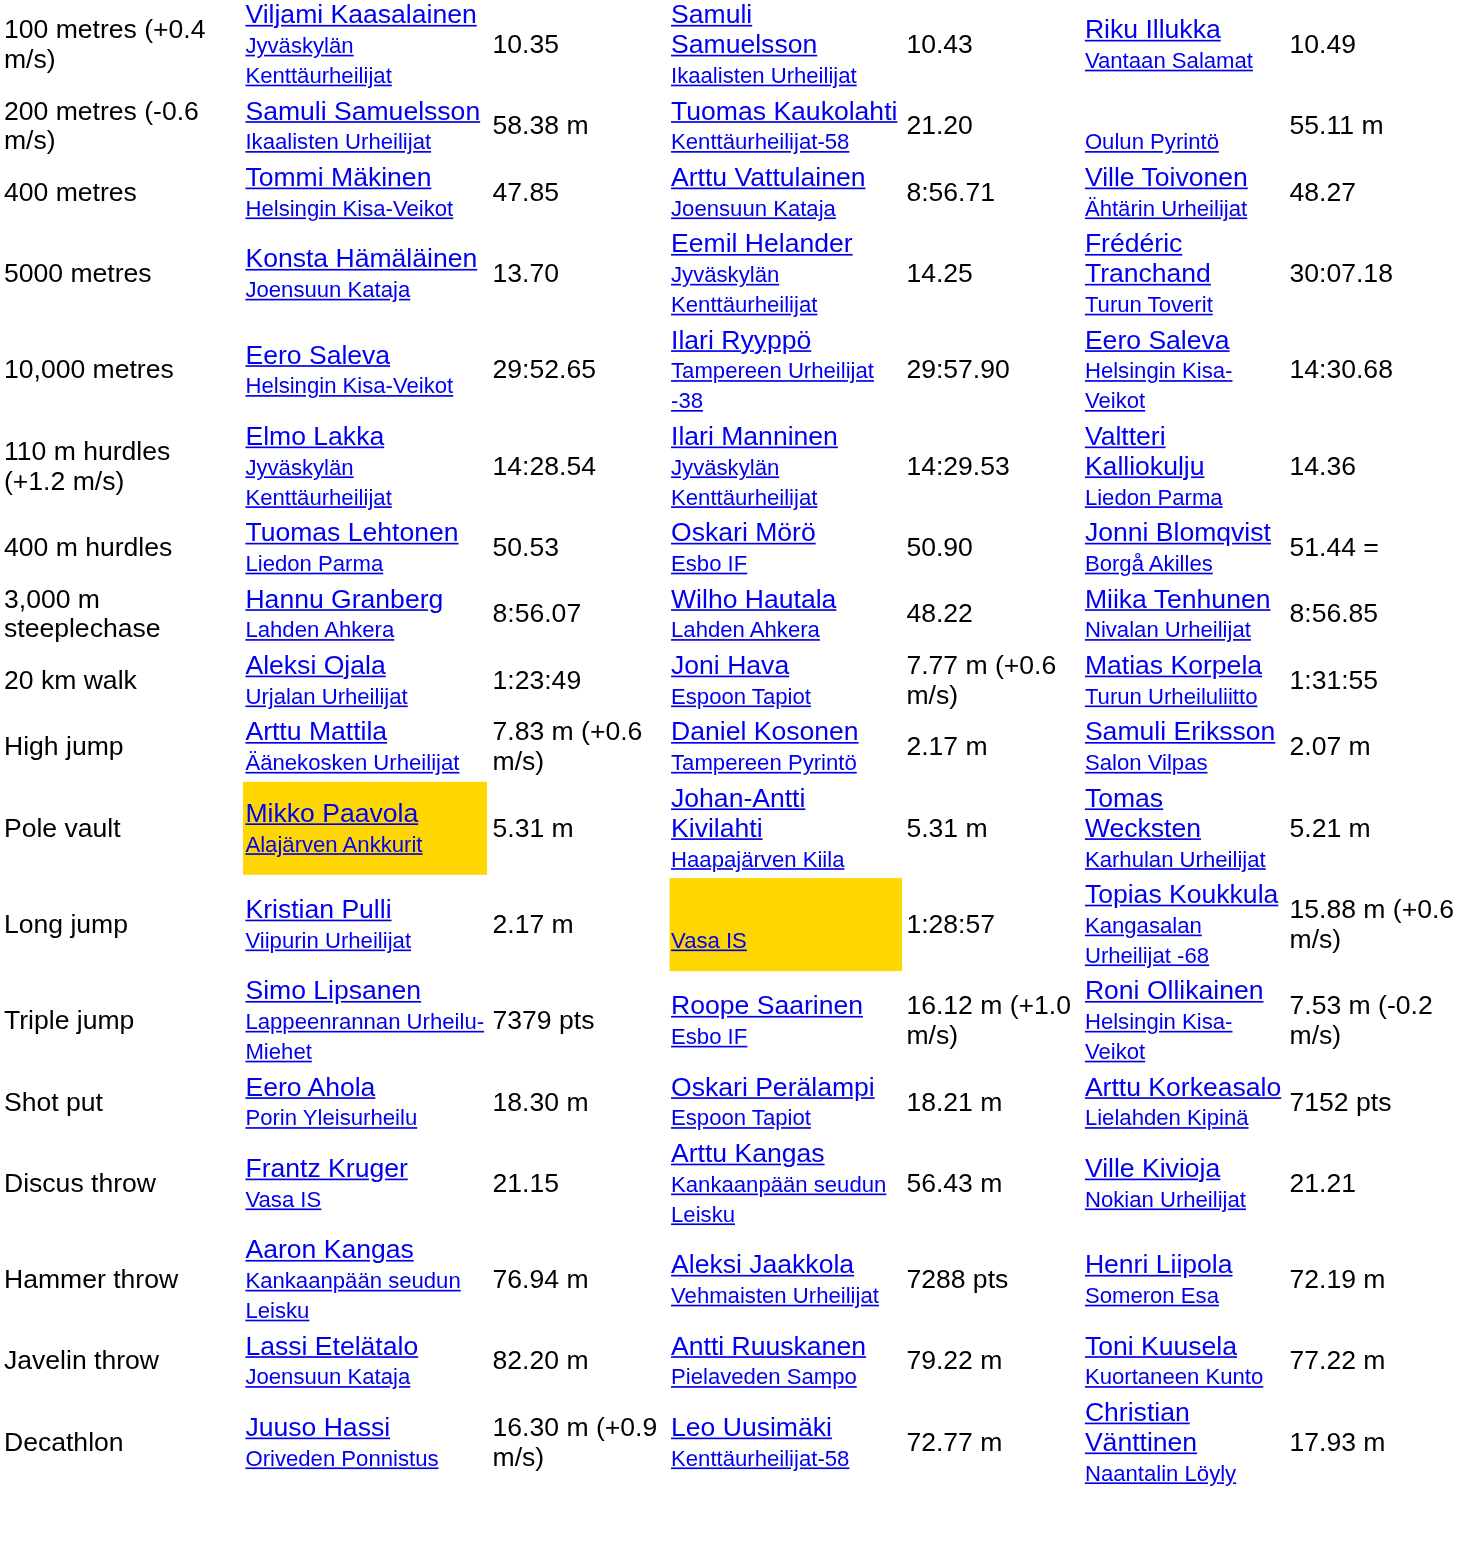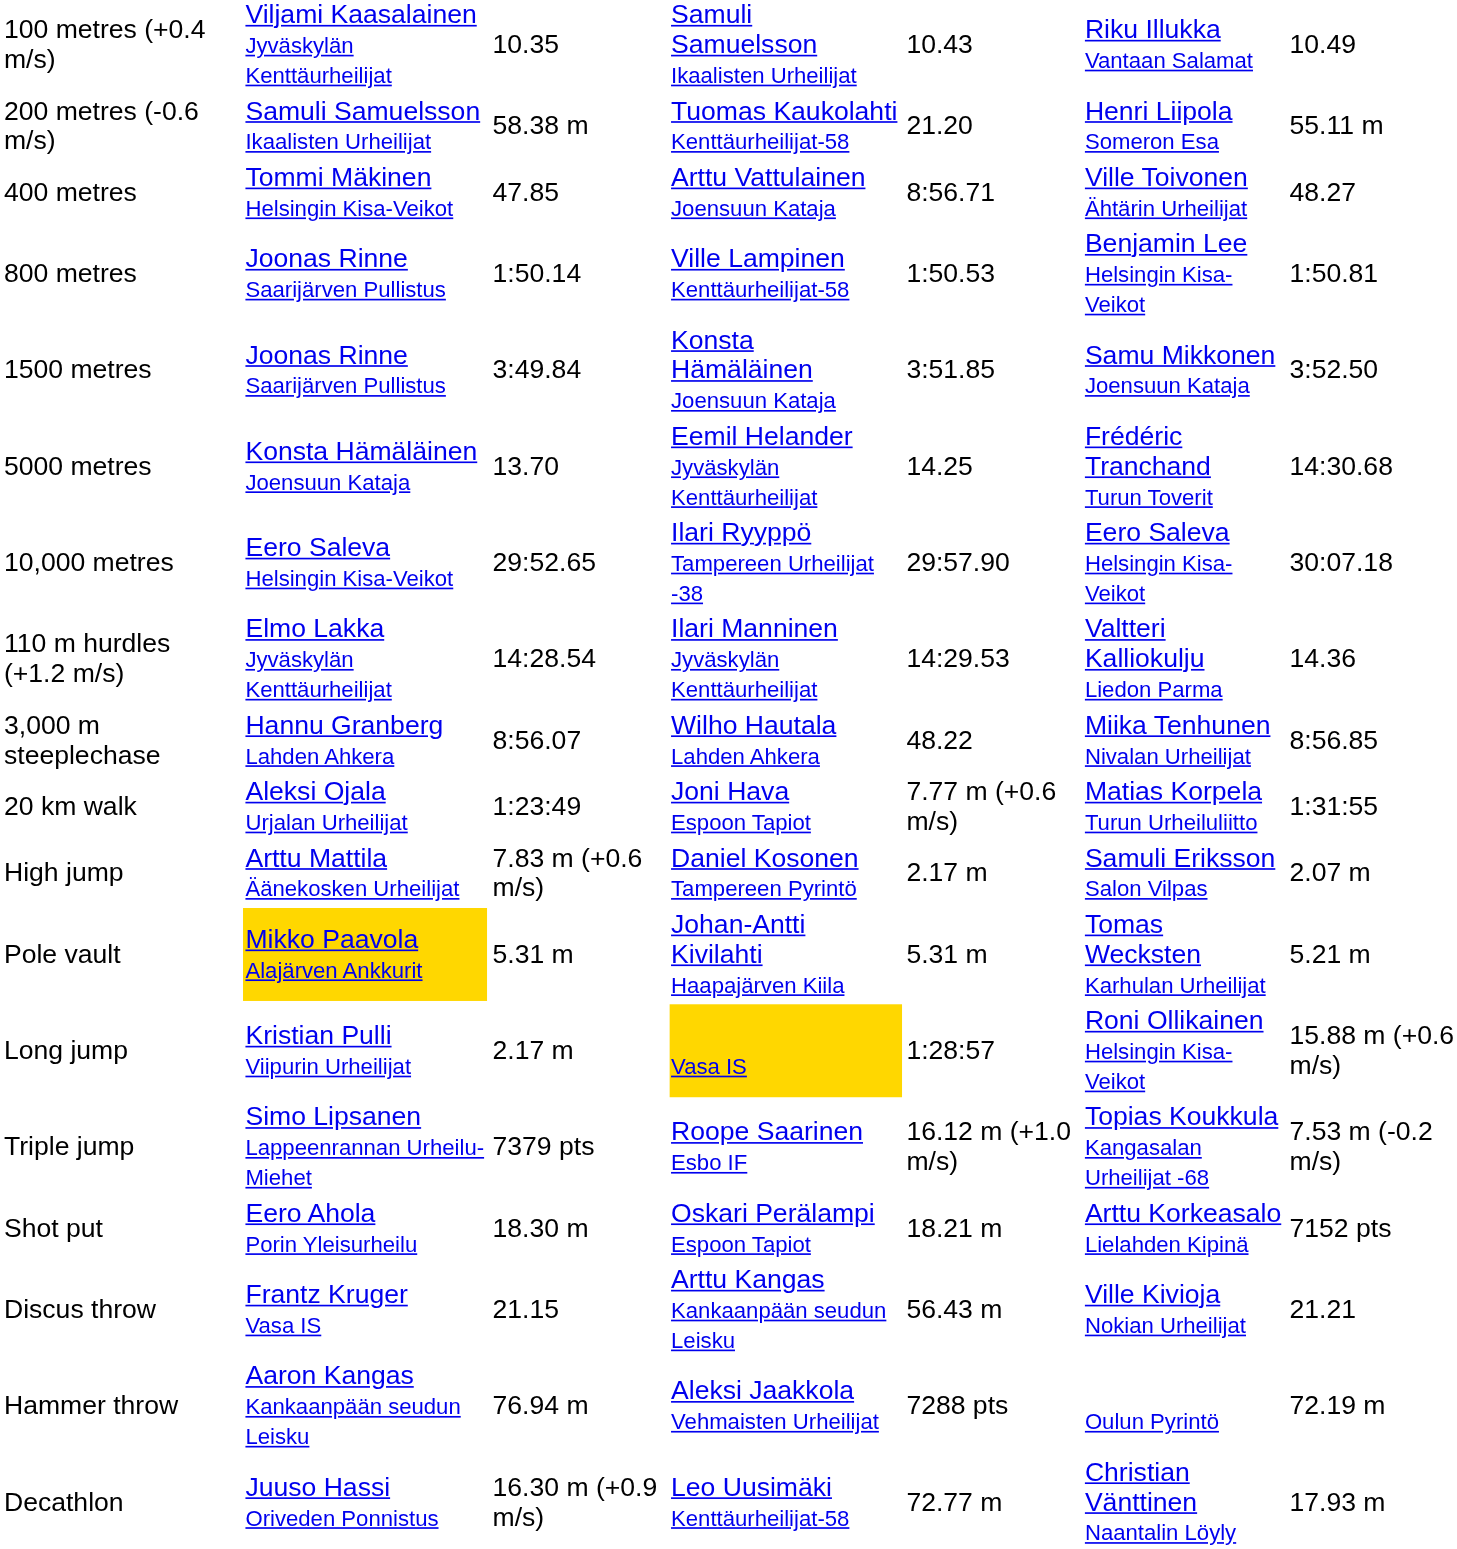(1152, 142) Oulun Pyrintö -> (1159, 125) Henri Liipola Someron Esa
+ row: (70, 273)
+ row: (78, 369)
(1341, 273) 30:07.18 -> (1341, 466) 14:30.68
(1341, 369) 14:30.68 -> (1341, 562) 30:07.18
- row: (88, 547)
(1182, 924) Topias Koukkula Kangasalan Urheilijat -68 -> (1174, 1050) Roni Ollikainen Helsingin Kisa-Veikot
(1174, 1020) Roni Ollikainen Helsingin Kisa-Veikot -> (1182, 1146) Topias Koukkula Kangasalan Urheilijat -68
(1159, 1279) Henri Liipola Someron Esa -> (1152, 1422) Oulun Pyrintö
- row: (81, 1360)
